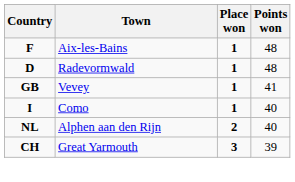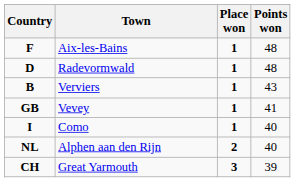+ row: (79, 87)
